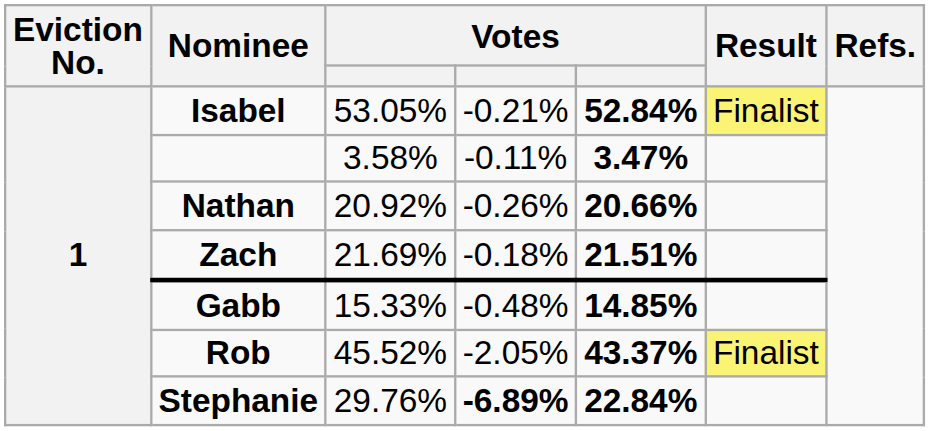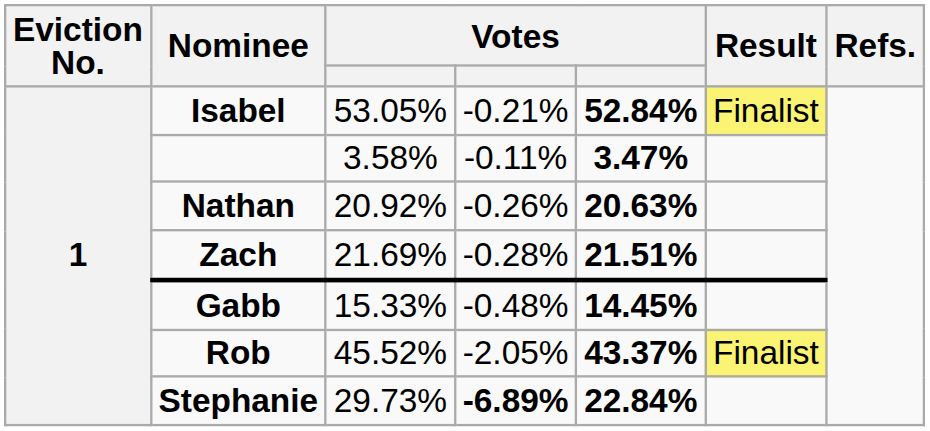(641, 207) 20.66% -> (641, 207) 20.63%
(516, 255) -0.18% -> (516, 255) -0.28%
(641, 305) 14.85% -> (641, 305) 14.45%
(390, 401) 29.76% -> (390, 401) 29.73%
